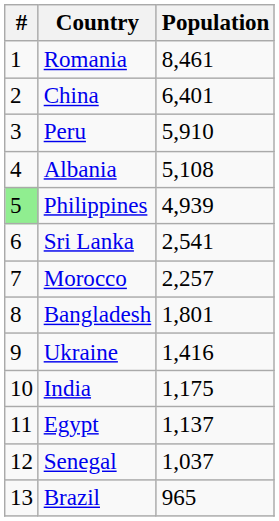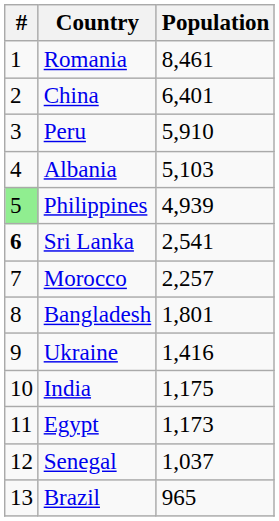(188, 168) 5,108 -> (188, 168) 5,103
(16, 242) normal -> (16, 242) bold
(188, 424) 1,137 -> (188, 424) 1,173
